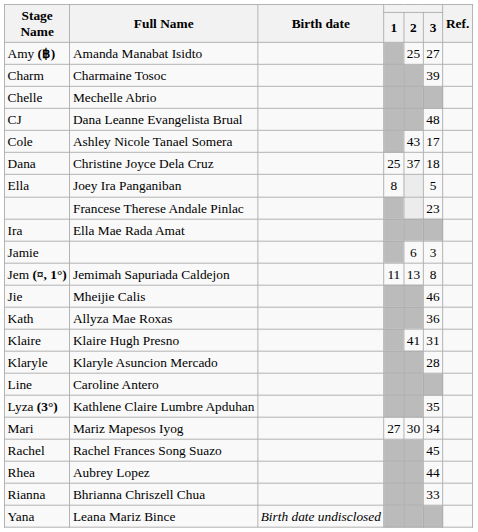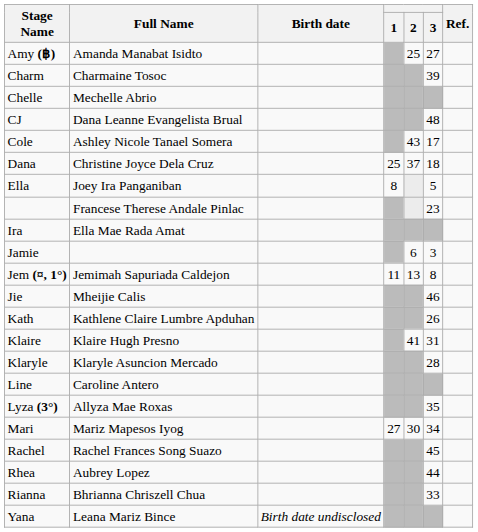(123, 318) Allyza Mae Roxas -> (164, 318) Kathlene Claire Lumbre Apduhan
(433, 318) 36 -> (433, 318) 26
(164, 406) Kathlene Claire Lumbre Apduhan -> (123, 406) Allyza Mae Roxas
